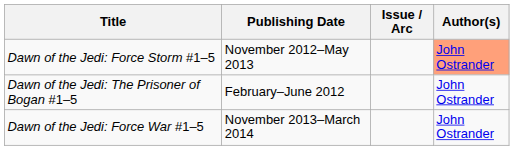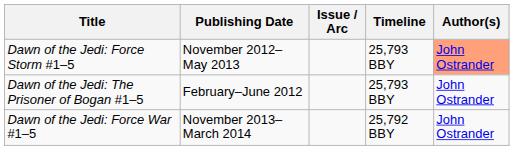+ column: (399, 22)
